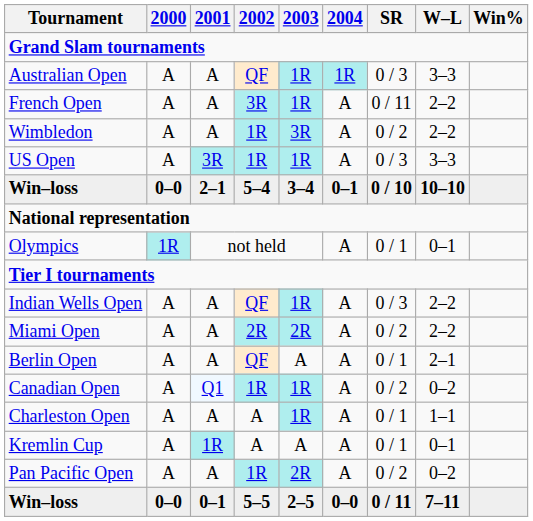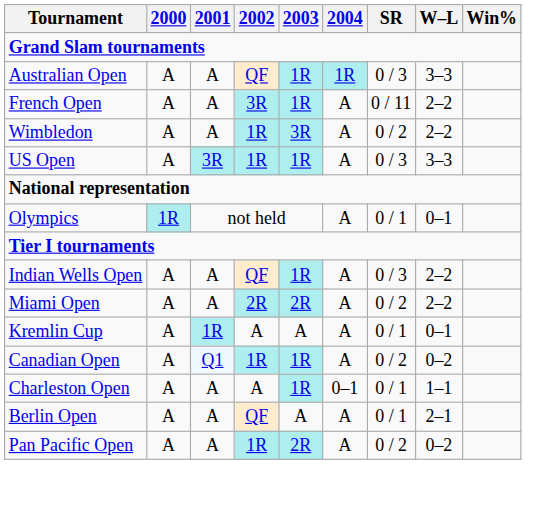- row: (43, 189)
rows swapped: (53, 359) <-> (56, 445)
(345, 416) A -> (345, 388) 0–1
- row: (43, 501)
